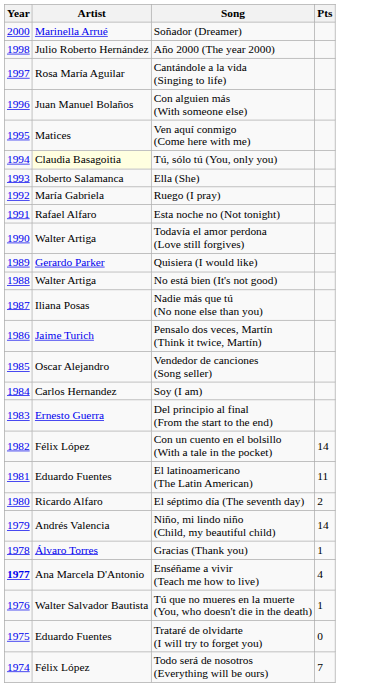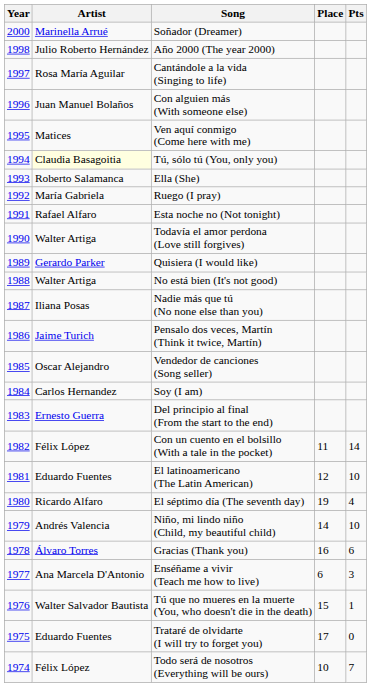+ column: (330, 13)
(323, 477) 11 -> (354, 477) 10
(320, 501) 2 -> (351, 501) 4
(323, 526) 14 -> (354, 526) 10
(320, 550) 1 -> (351, 550) 6
(18, 574) bold -> (18, 574) normal
(320, 574) 4 -> (351, 574) 3
